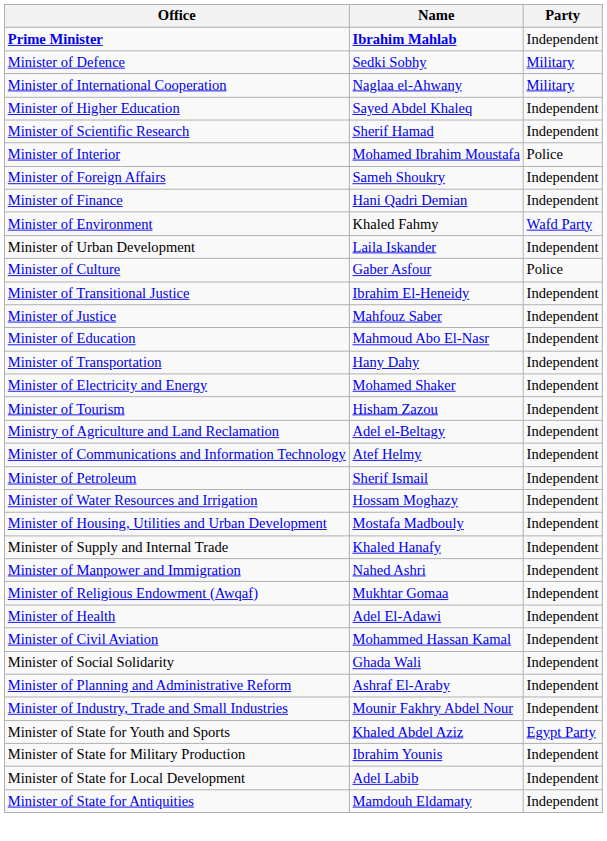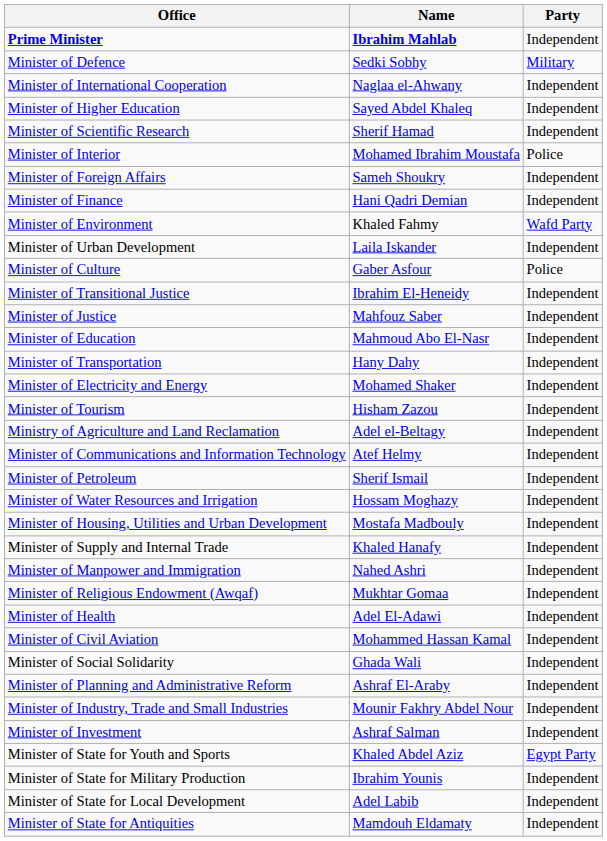(550, 85) Military -> (563, 85) Independent
+ row: (75, 731)
